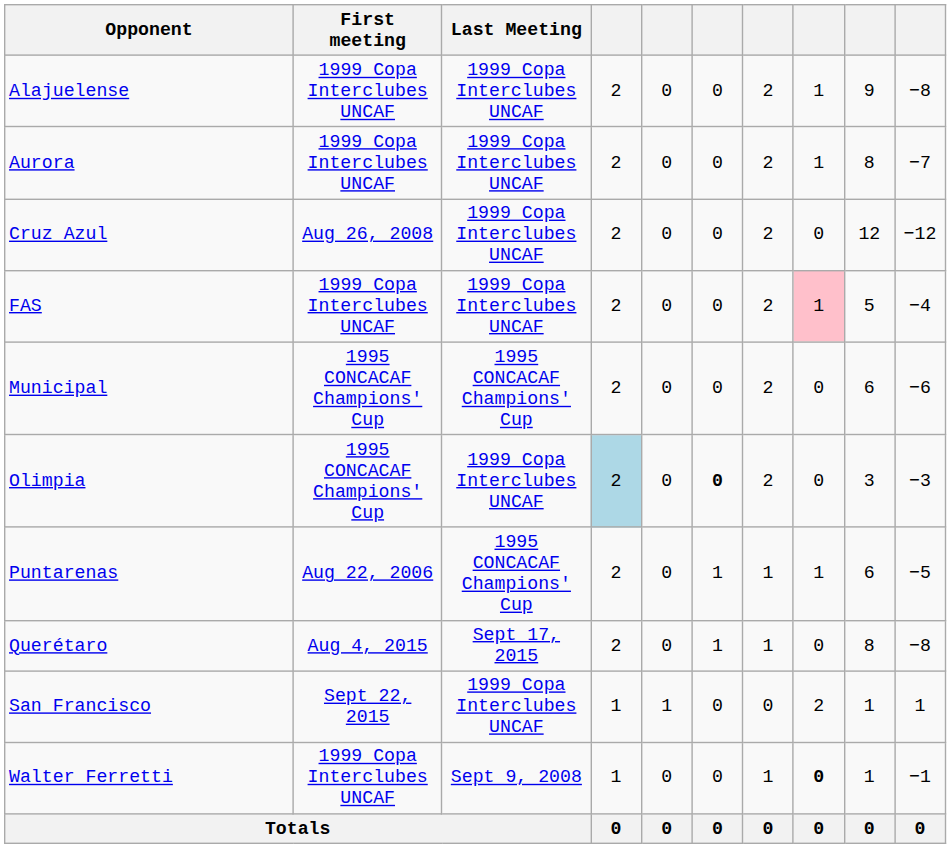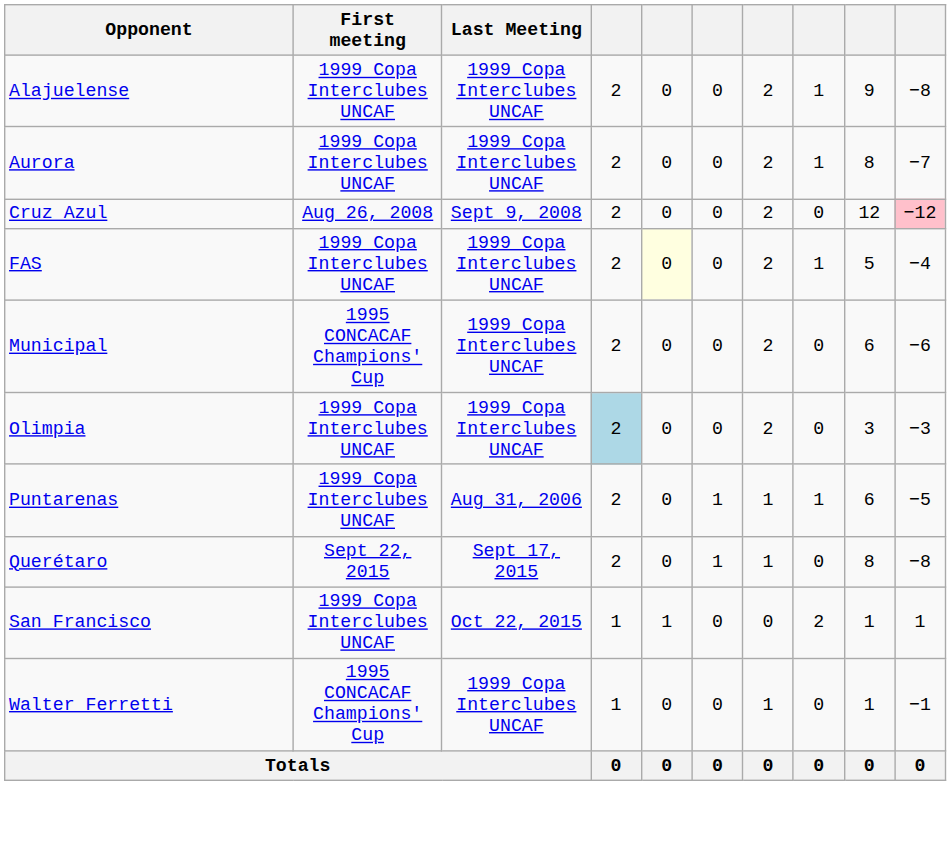(516, 235) 1999 Copa Interclubes UNCAF -> (516, 214) Sept 9, 2008
(920, 235) no background -> (920, 214) pink background
(667, 306) no background -> (667, 264) lightyellow background
(819, 306) pink background -> (819, 264) no background
(516, 388) 1995 CONCACAF Champions' Cup -> (516, 346) 1999 Copa Interclubes UNCAF
(368, 481) 1995 CONCACAF Champions' Cup -> (368, 429) 1999 Copa Interclubes UNCAF
(717, 481) bold -> (717, 429) normal
(368, 574) Aug 22, 2006 -> (368, 500) 1999 Copa Interclubes UNCAF
(516, 574) 1995 CONCACAF Champions' Cup -> (516, 500) Aug 31, 2006
(368, 645) Aug 4, 2015 -> (368, 561) Sept 22, 2015
(368, 706) Sept 22, 2015 -> (368, 622) 1999 Copa Interclubes UNCAF
(516, 706) 1999 Copa Interclubes UNCAF -> (516, 622) Oct 22, 2015
(368, 778) 1999 Copa Interclubes UNCAF -> (368, 705) 1995 CONCACAF Champions' Cup
(516, 778) Sept 9, 2008 -> (516, 705) 1999 Copa Interclubes UNCAF
(819, 778) bold -> (819, 705) normal
